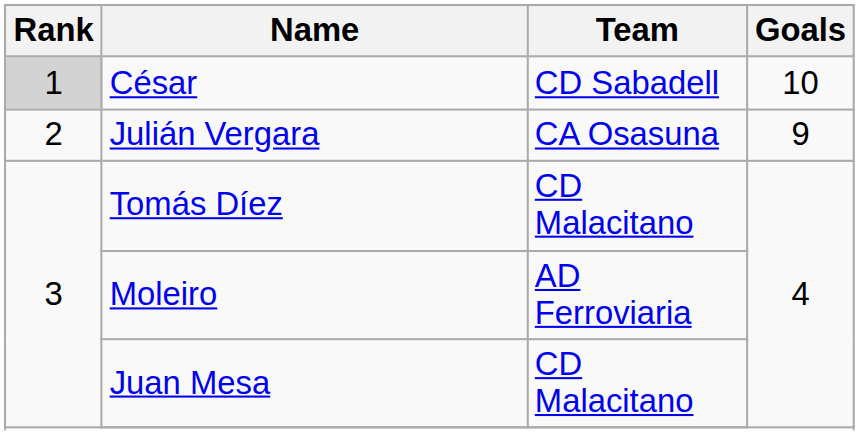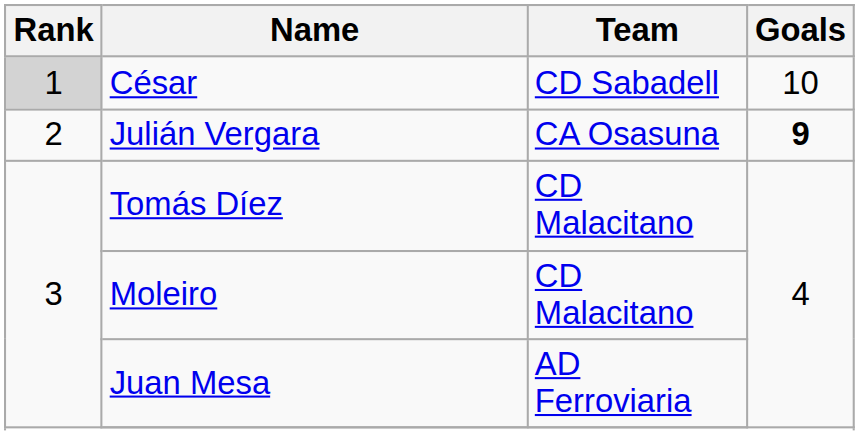(801, 134) normal -> (801, 134) bold
(613, 293) AD Ferroviaria -> (614, 293) CD Malacitano
(614, 382) CD Malacitano -> (613, 382) AD Ferroviaria
